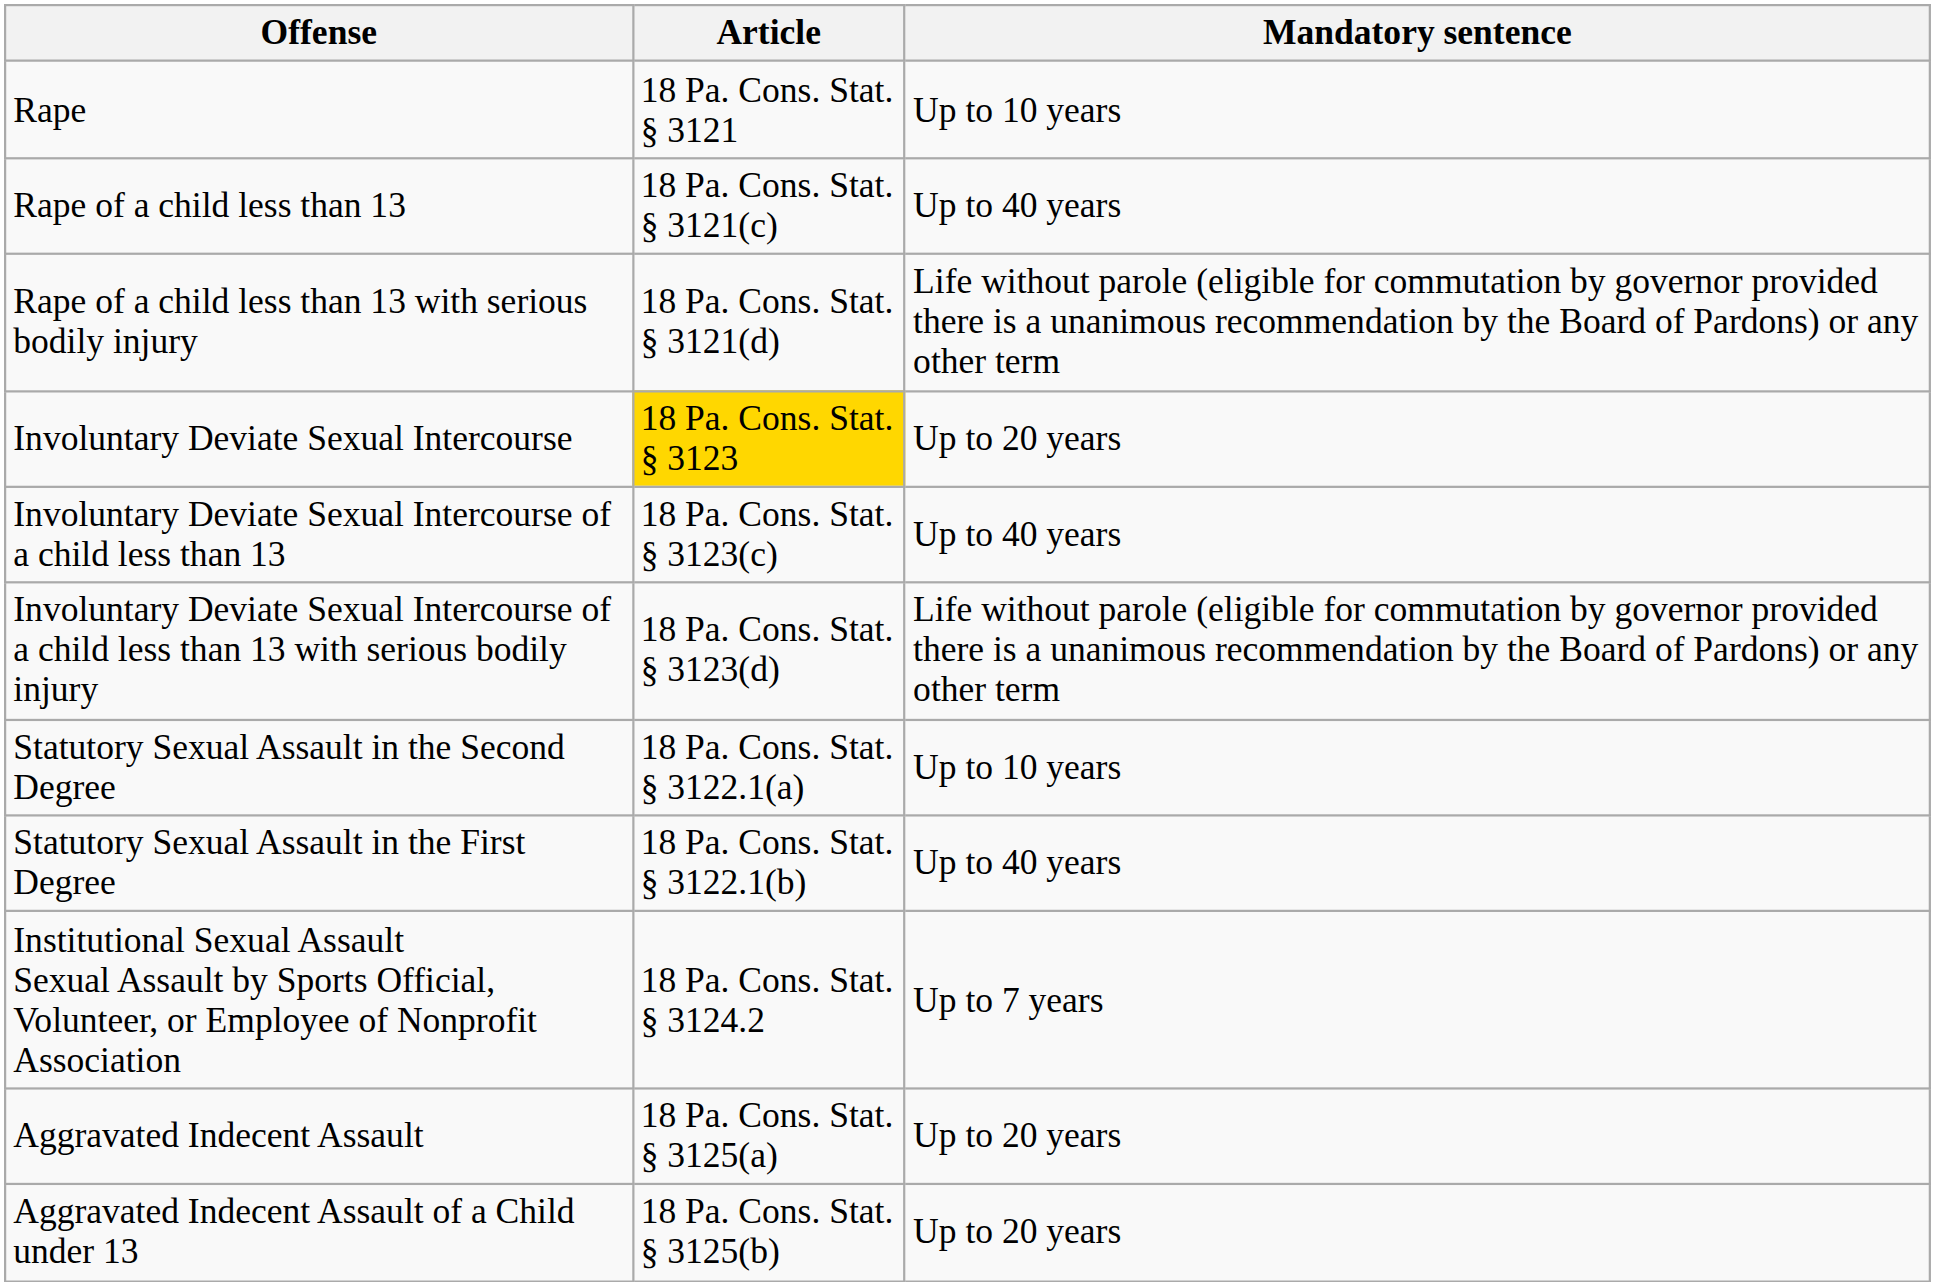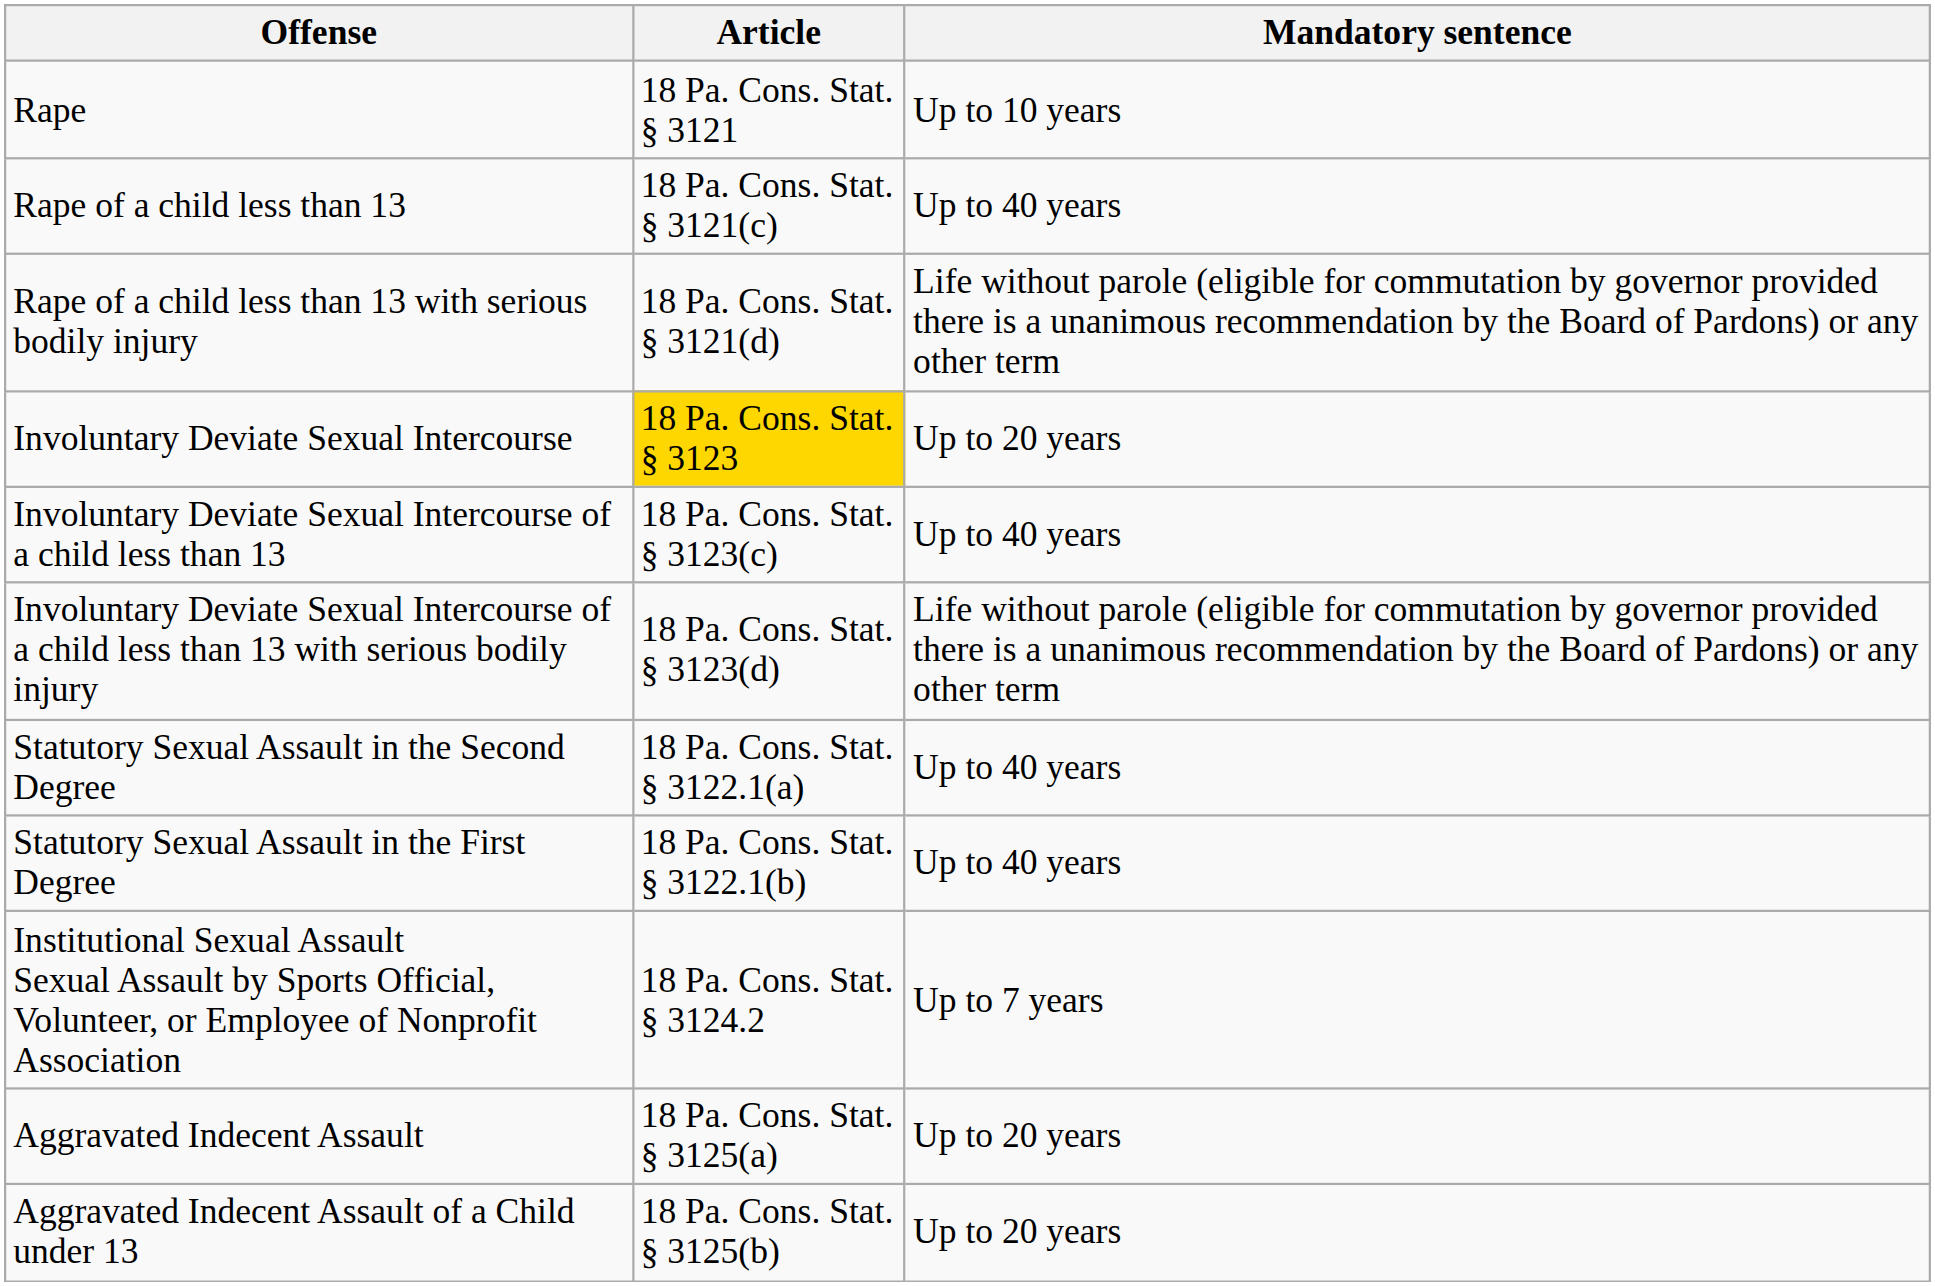(1017, 766) Up to 10 years -> (1017, 766) Up to 40 years
